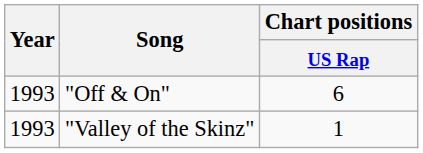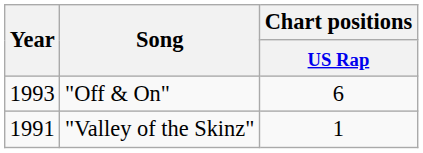(32, 128) 1993 -> (32, 128) 1991
